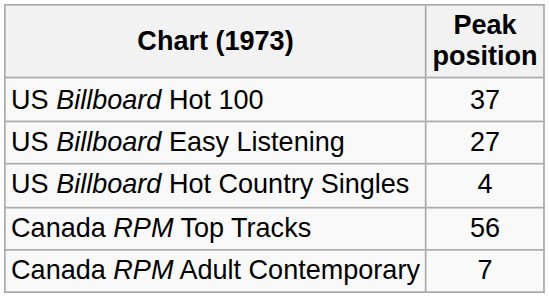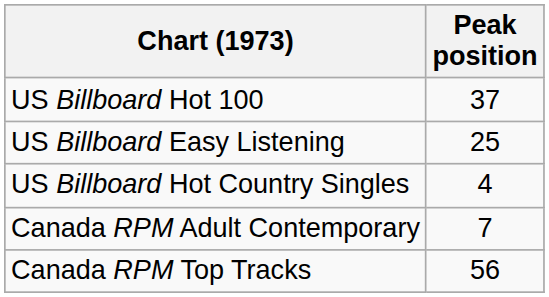(485, 142) 27 -> (485, 142) 25
rows swapped: (161, 227) <-> (216, 270)
